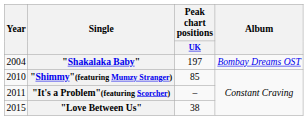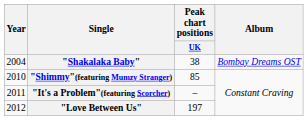(195, 62) 197 -> (195, 62) 38
(16, 108) 2015 -> (16, 108) 2012
(195, 108) 38 -> (195, 108) 197
